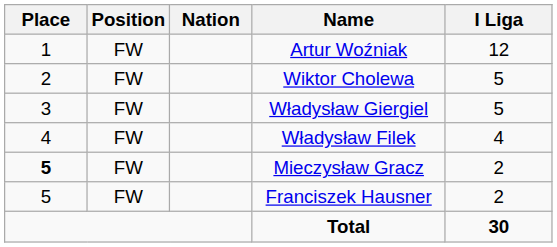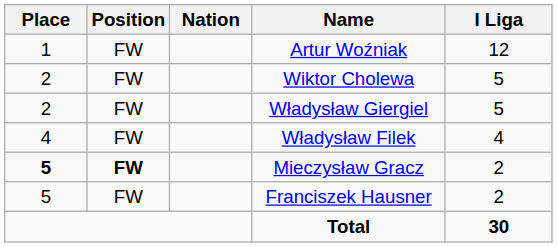(46, 108) 3 -> (46, 108) 2
(128, 168) normal -> (128, 168) bold
